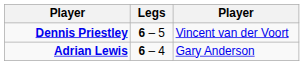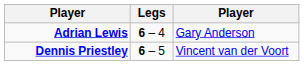rows swapped: (91, 51) <-> (82, 32)
